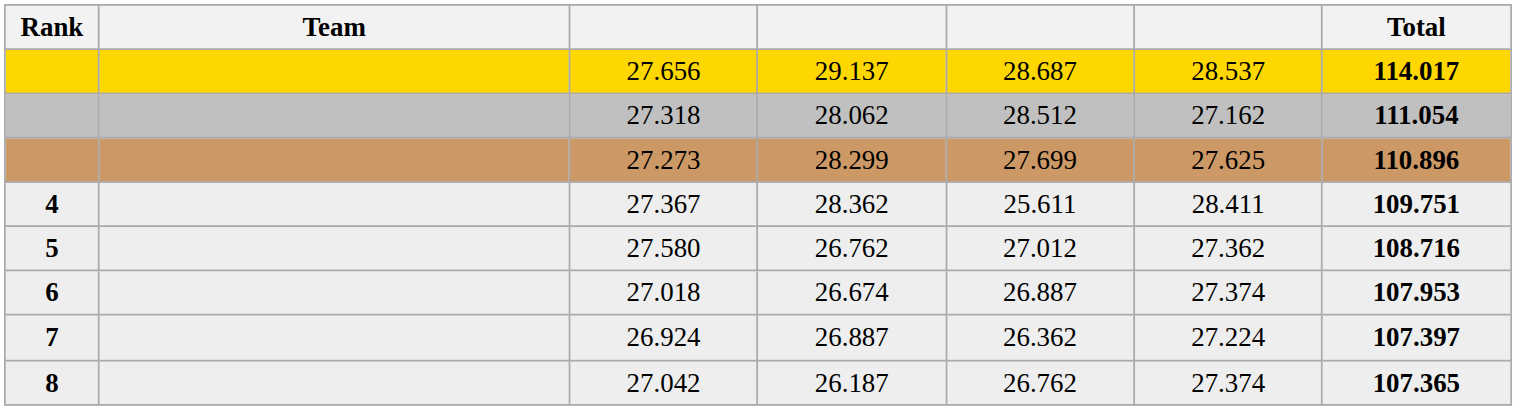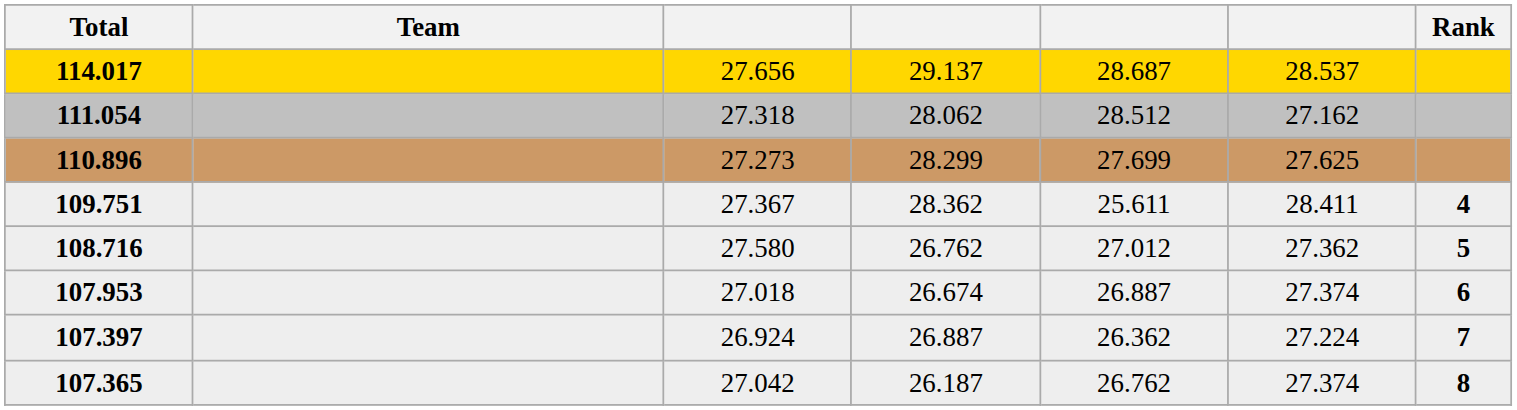columns swapped: (52, 26) <-> (1416, 26)
